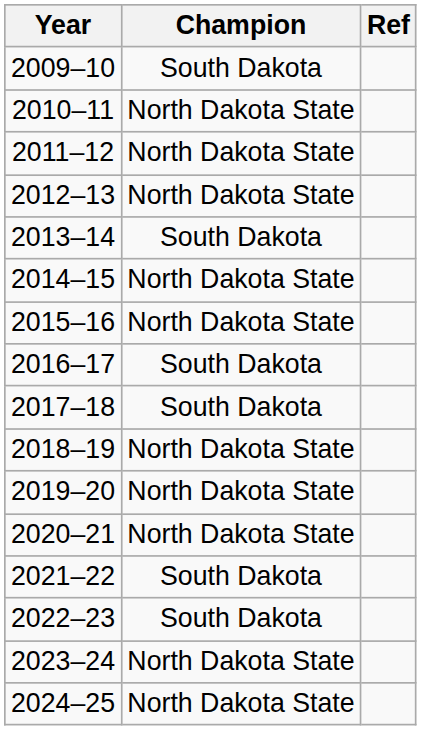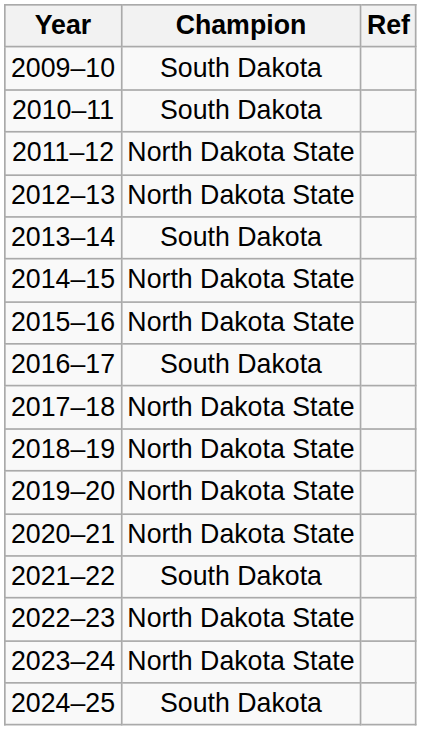(241, 110) North Dakota State -> (241, 110) South Dakota
(241, 407) South Dakota -> (241, 407) North Dakota State
(241, 618) South Dakota -> (241, 618) North Dakota State
(241, 703) North Dakota State -> (241, 703) South Dakota
